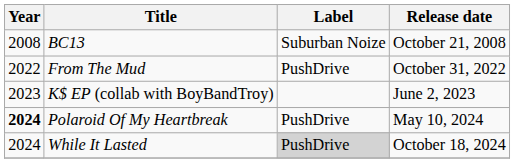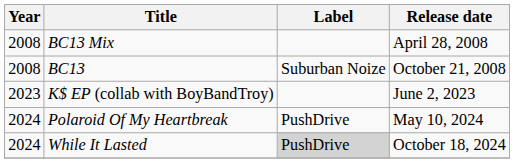+ row: (81, 42)
- row: (97, 68)
(24, 119) bold -> (24, 119) normal
